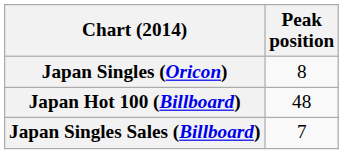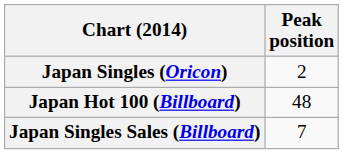(302, 71) 8 -> (302, 71) 2
